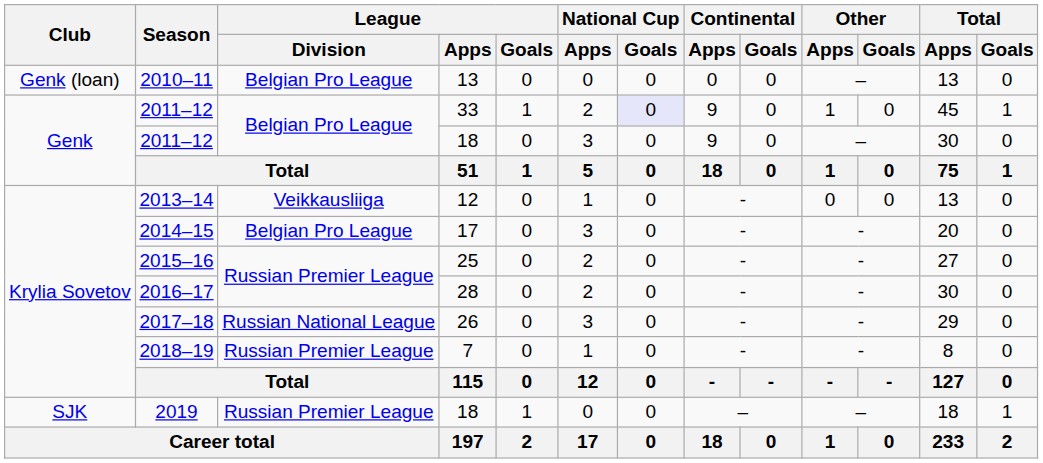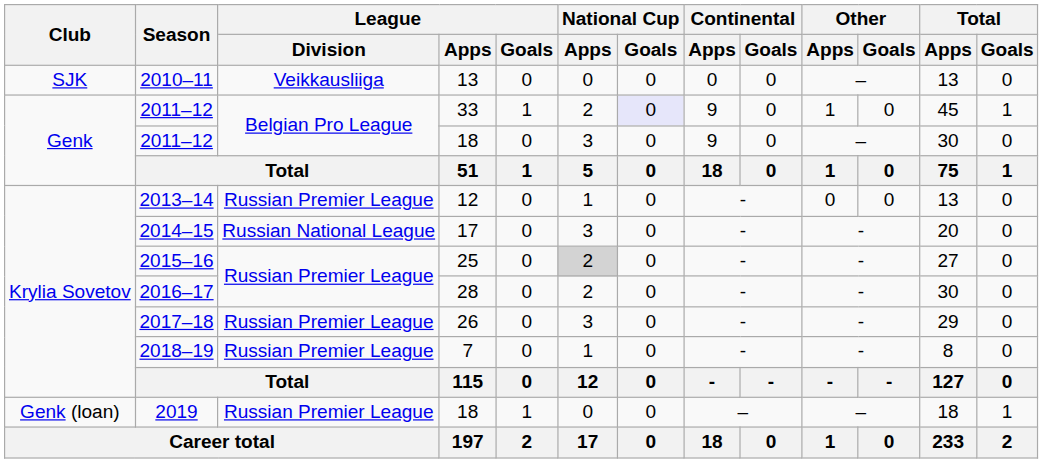(70, 79) Genk (loan) -> (70, 79) SJK
(329, 79) Belgian Pro League -> (329, 79) Veikkausliiga
(329, 200) Veikkausliiga -> (329, 200) Russian Premier League
(329, 230) Belgian Pro League -> (329, 230) Russian National League
(588, 261) no background -> (588, 261) lightgrey background
(329, 321) Russian National League -> (329, 321) Russian Premier League
(70, 412) SJK -> (70, 412) Genk (loan)
